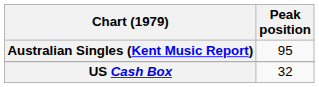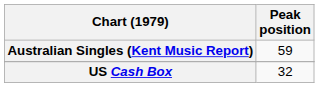(285, 51) 95 -> (285, 51) 59
